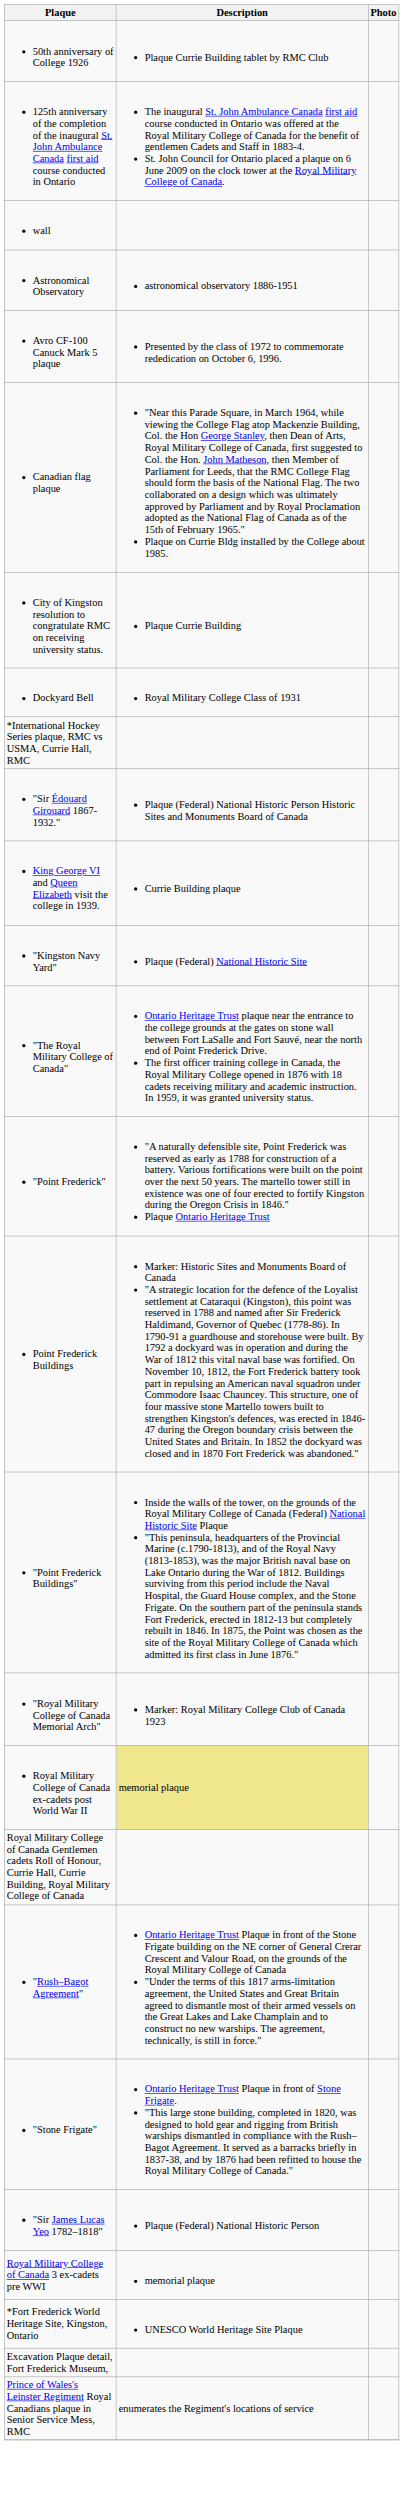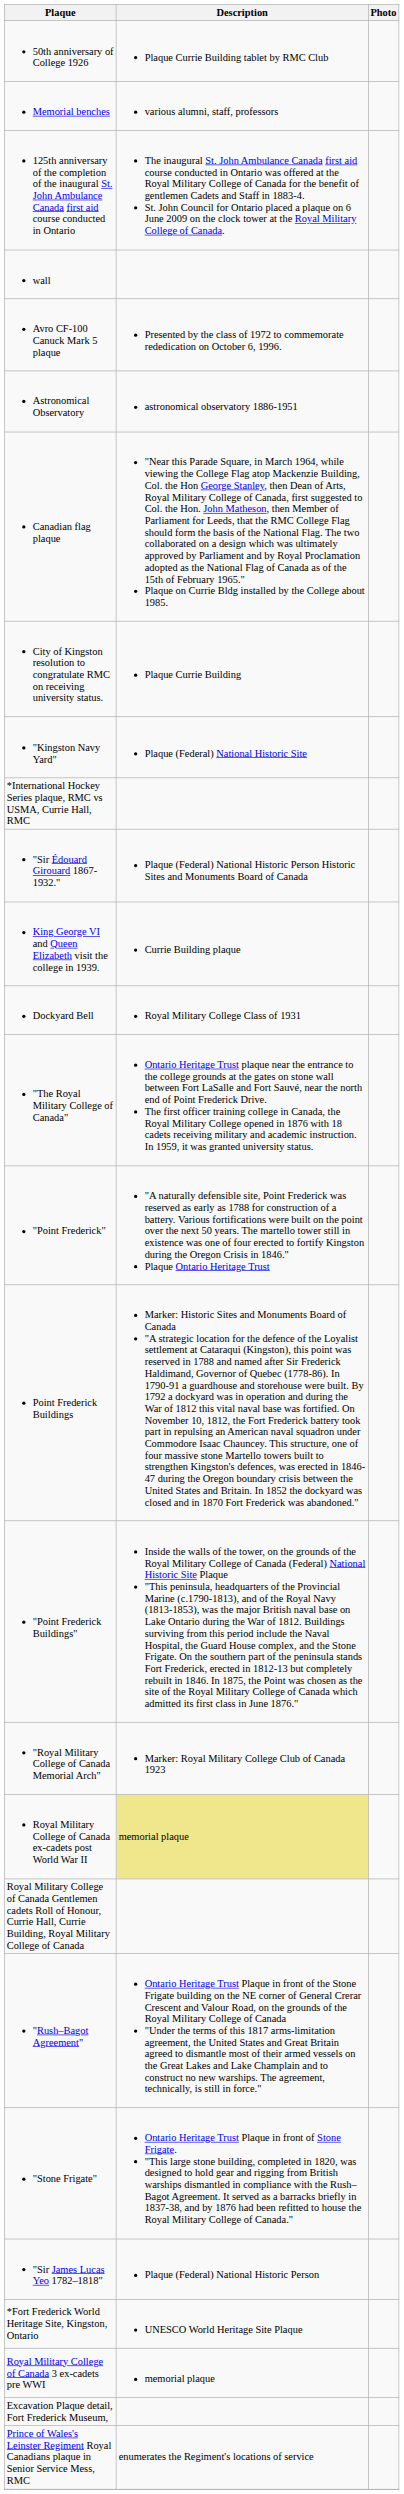+ row: (60, 112)
rows swapped: (60, 286) <-> (60, 352)
rows swapped: (60, 698) <-> (60, 961)
rows swapped: (55, 2275) <-> (57, 2324)
